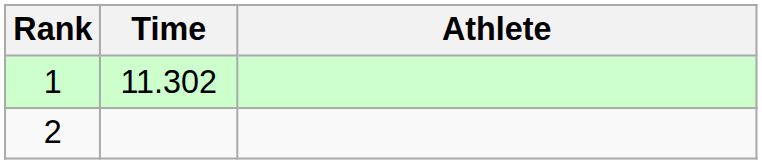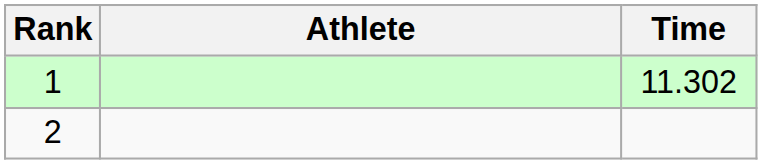columns swapped: (497, 30) <-> (169, 30)
